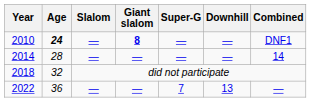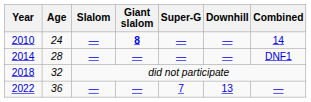(57, 40) bold -> (57, 40) normal
(278, 40) DNF1 -> (278, 40) 14
(278, 56) 14 -> (278, 56) DNF1
